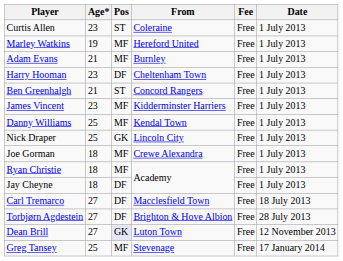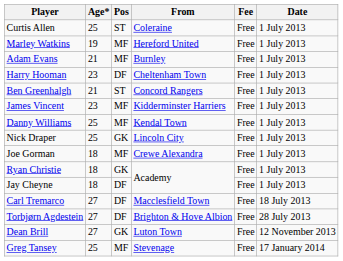(93, 28) 23 -> (93, 28) 25
(121, 169) MF -> (121, 169) GK
(121, 232) lavender background -> (121, 232) no background
